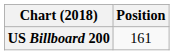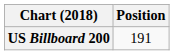(141, 38) 161 -> (141, 38) 191
